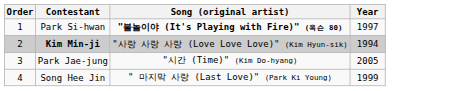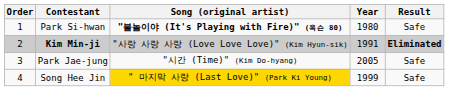+ column: (414, 12)
(368, 27) 1997 -> (368, 27) 1980
(368, 44) 1994 -> (368, 44) 1991
(230, 77) no background -> (230, 77) gold background
